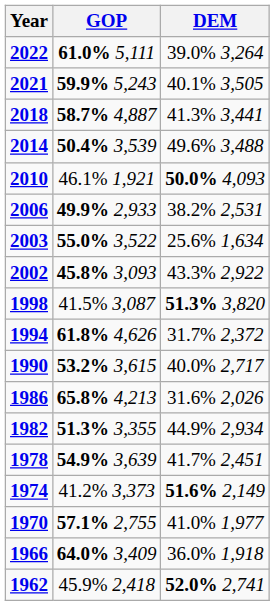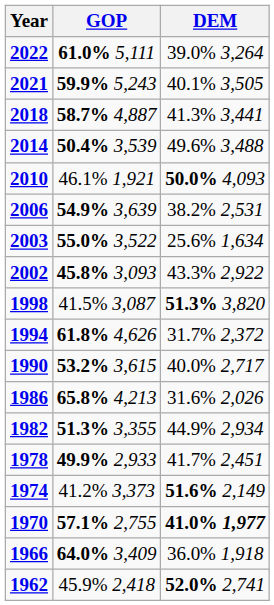(107, 209) 49.9% 2,933 -> (107, 209) 54.9% 3,639
(107, 459) 54.9% 3,639 -> (107, 459) 49.9% 2,933
(215, 522) normal -> (215, 522) bold
